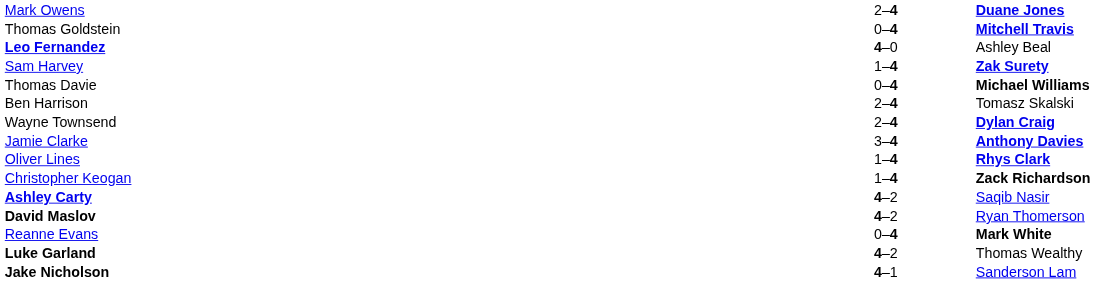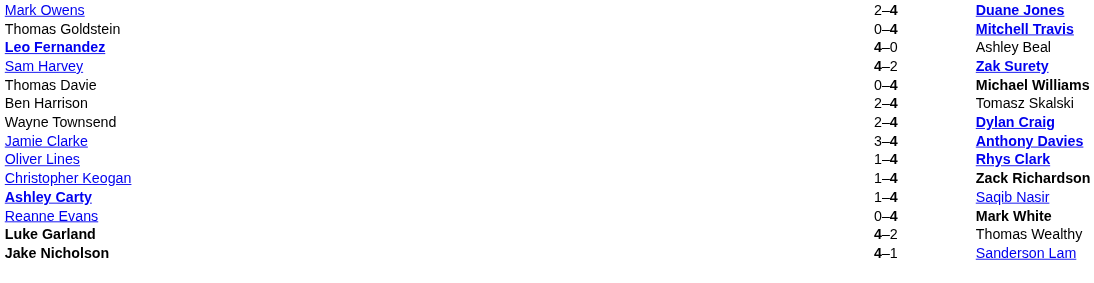(886, 66) 1–4 -> (886, 66) 4–2
(886, 197) 4–2 -> (886, 197) 1–4
- row: (50, 216)
